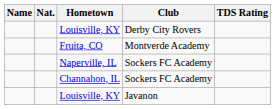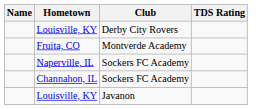- column: (46, 13)
